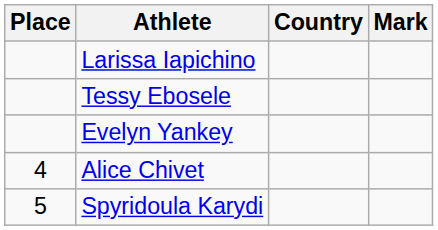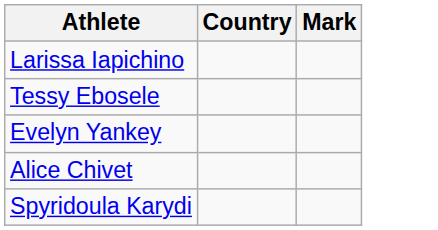- column: (40, 22)
